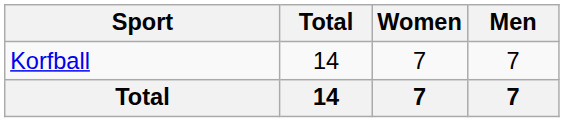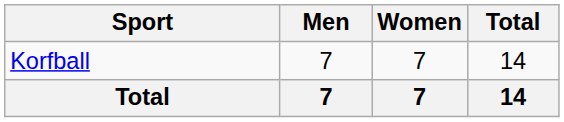columns swapped: (513, 23) <-> (326, 23)
